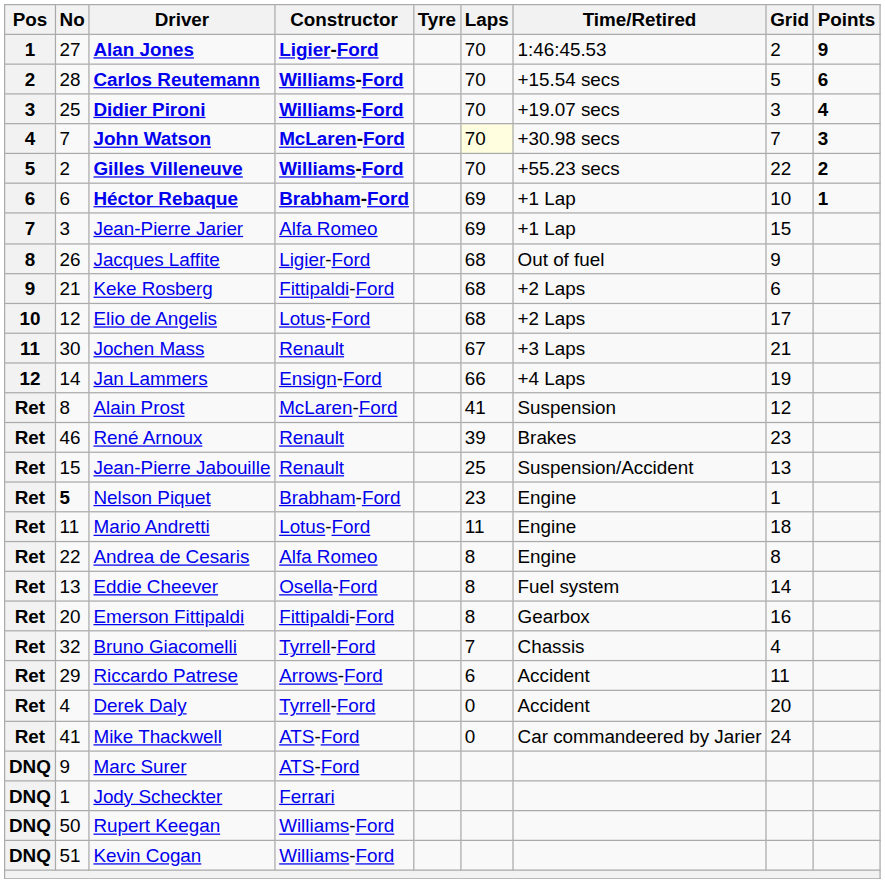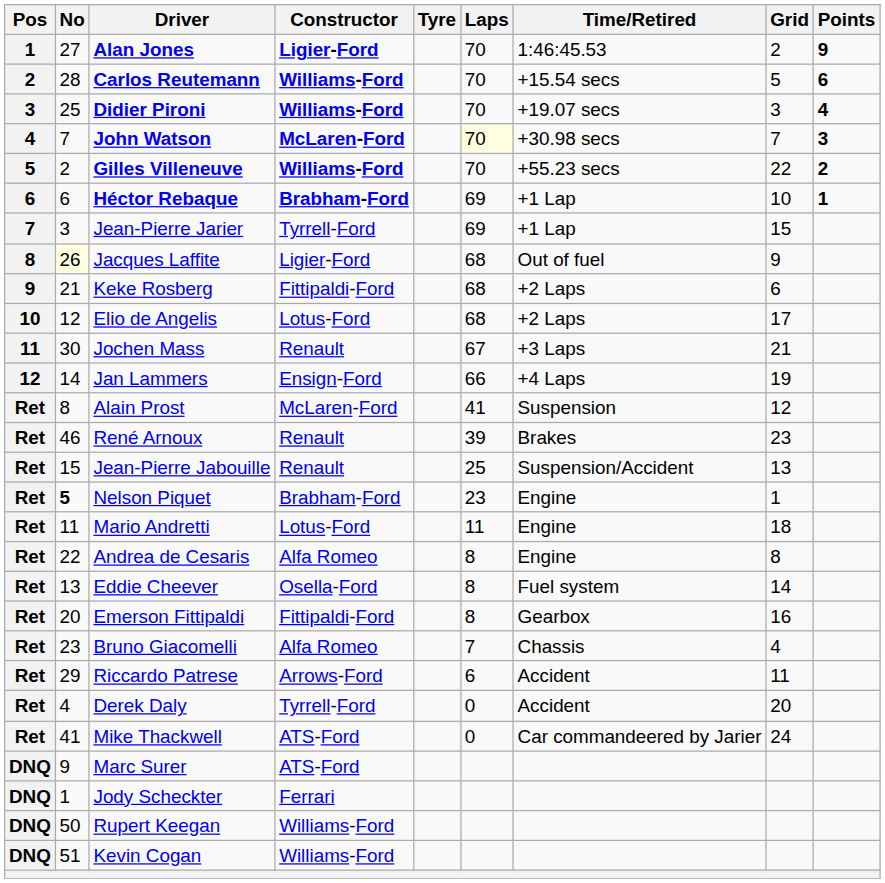(328, 229) Alfa Romeo -> (327, 229) Tyrrell-Ford
(70, 258) no background -> (70, 258) lightyellow background
(70, 646) 32 -> (70, 646) 23
(327, 646) Tyrrell-Ford -> (328, 646) Alfa Romeo
